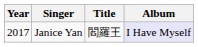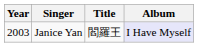(18, 32) 2017 -> (18, 32) 2003
